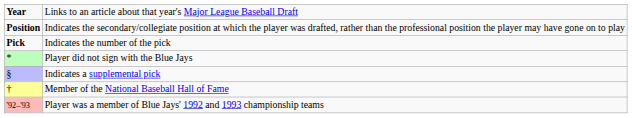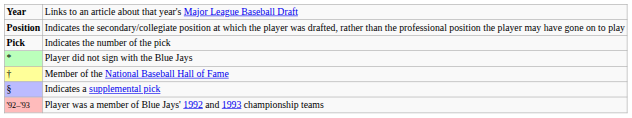rows swapped: (103, 74) <-> (137, 89)
